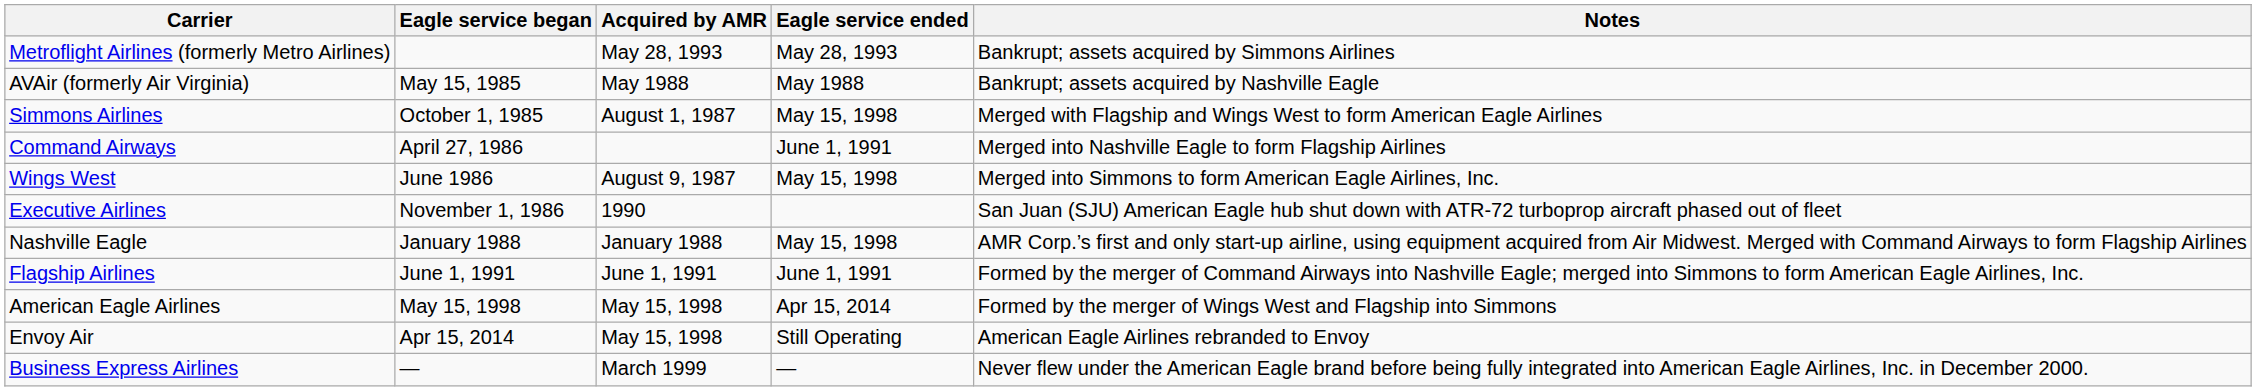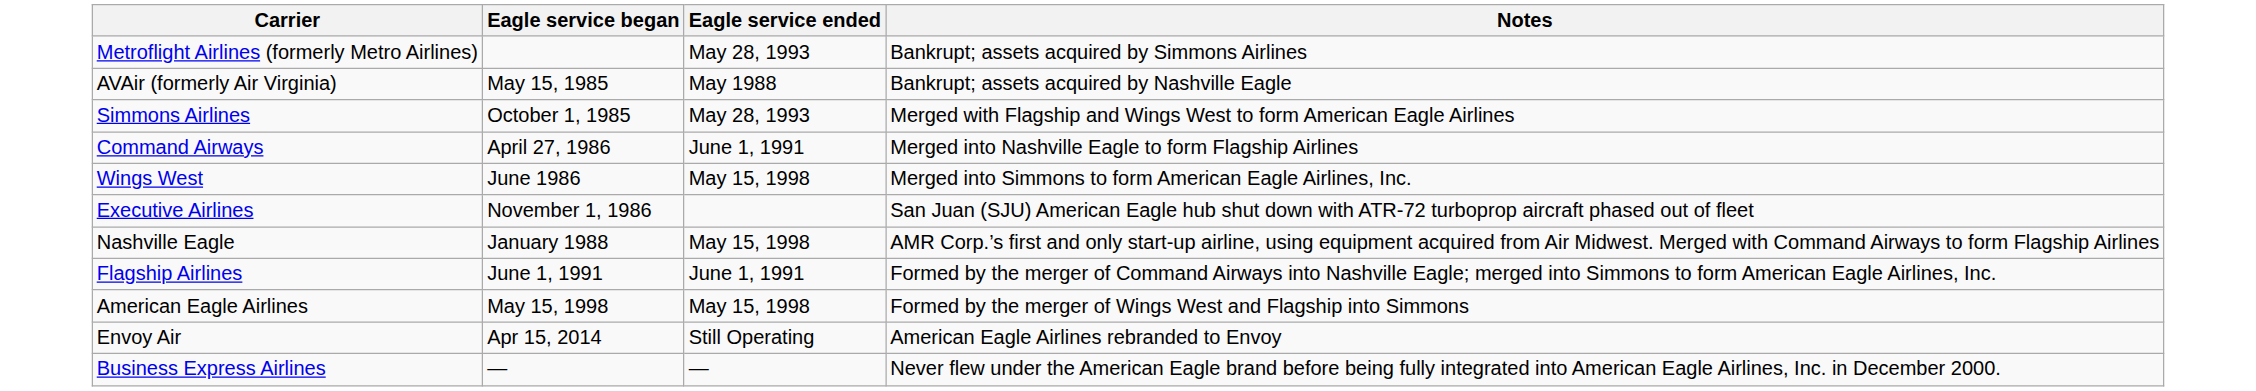- column: (684, 20)
(837, 115) May 15, 1998 -> (749, 115) May 28, 1993
(834, 305) Apr 15, 2014 -> (749, 305) May 15, 1998
